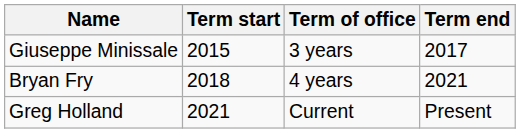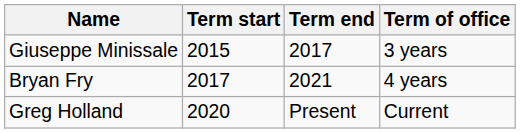columns swapped: (467, 19) <-> (352, 19)
(208, 81) 2018 -> (208, 81) 2017
(208, 111) 2021 -> (208, 111) 2020
